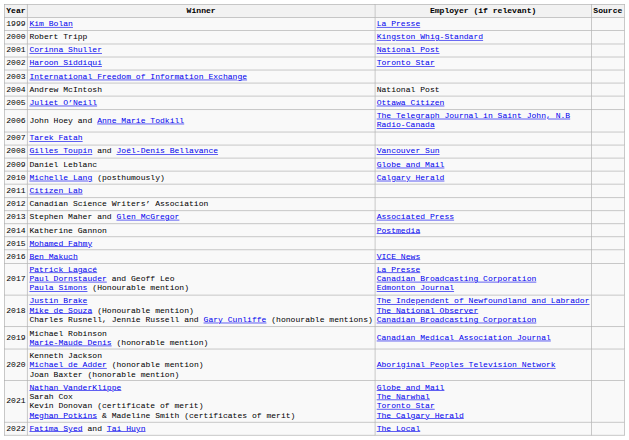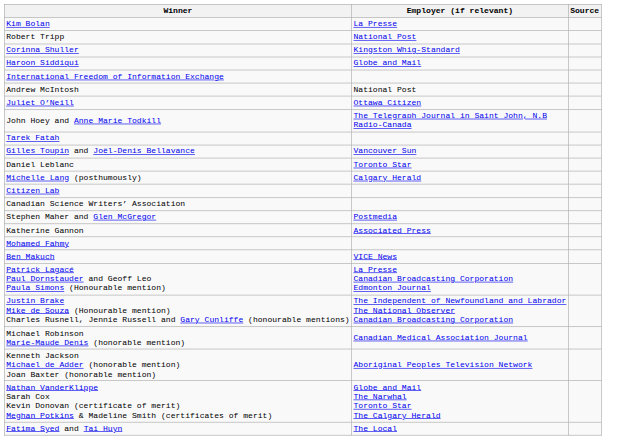- column: (16, 11)
(430, 37) Kingston Whig-Standard -> (385, 37) National Post
(408, 50) National Post -> (407, 50) Kingston Whig-Standard
(406, 63) Toronto Star -> (387, 63) Globe and Mail
(411, 165) Globe and Mail -> (383, 165) Toronto Star
(415, 217) Associated Press -> (375, 217) Postmedia
(398, 230) Postmedia -> (392, 230) Associated Press
